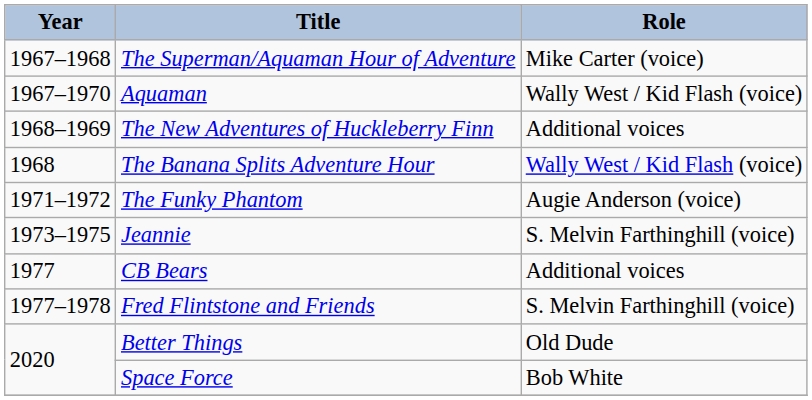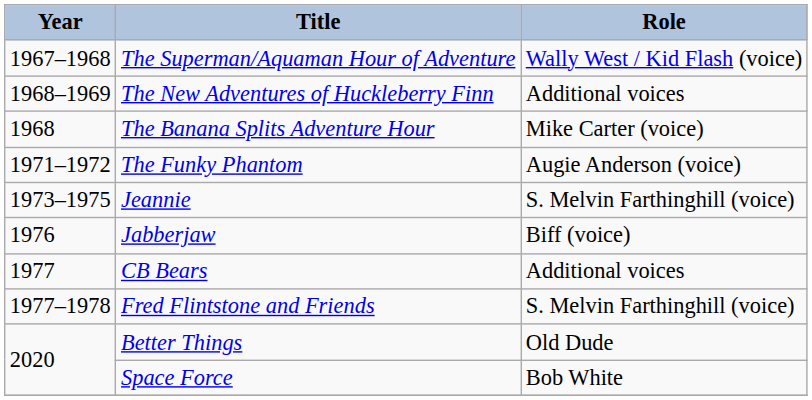(615, 57) Mike Carter (voice) -> (664, 57) Wally West / Kid Flash (voice)
- row: (164, 93)
(664, 164) Wally West / Kid Flash (voice) -> (615, 128) Mike Carter (voice)
+ row: (168, 235)
